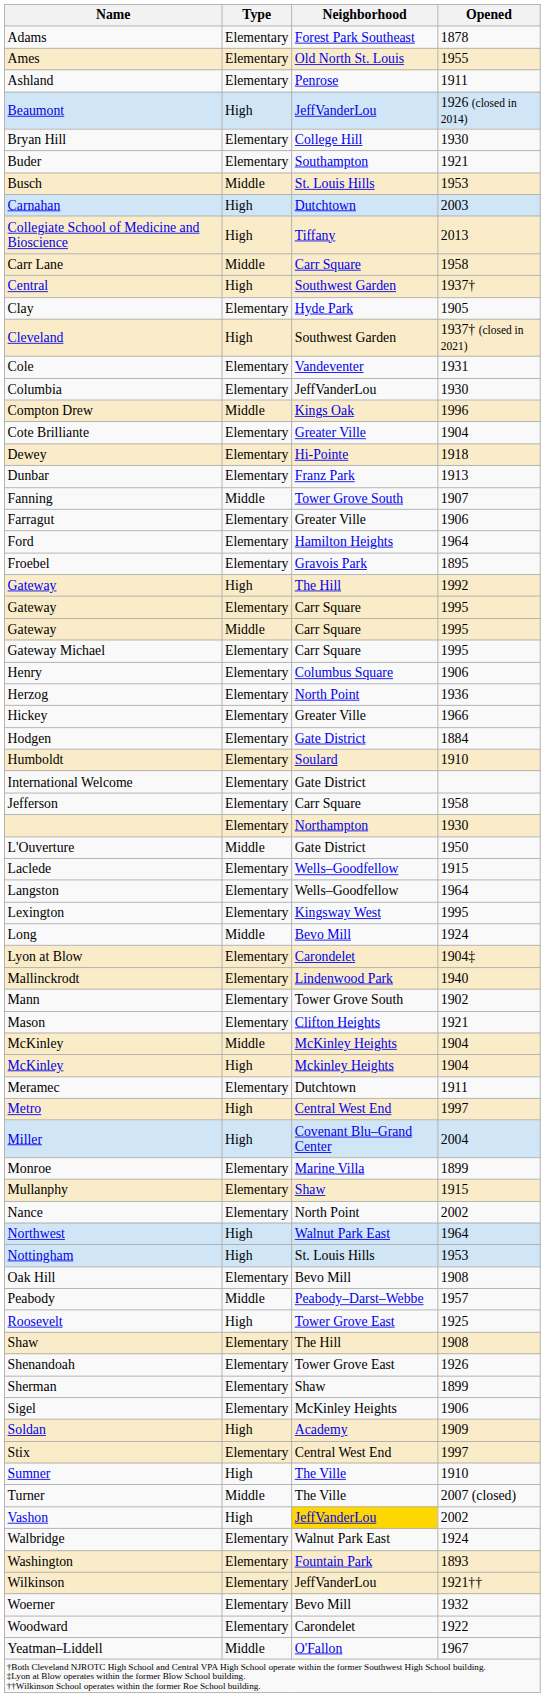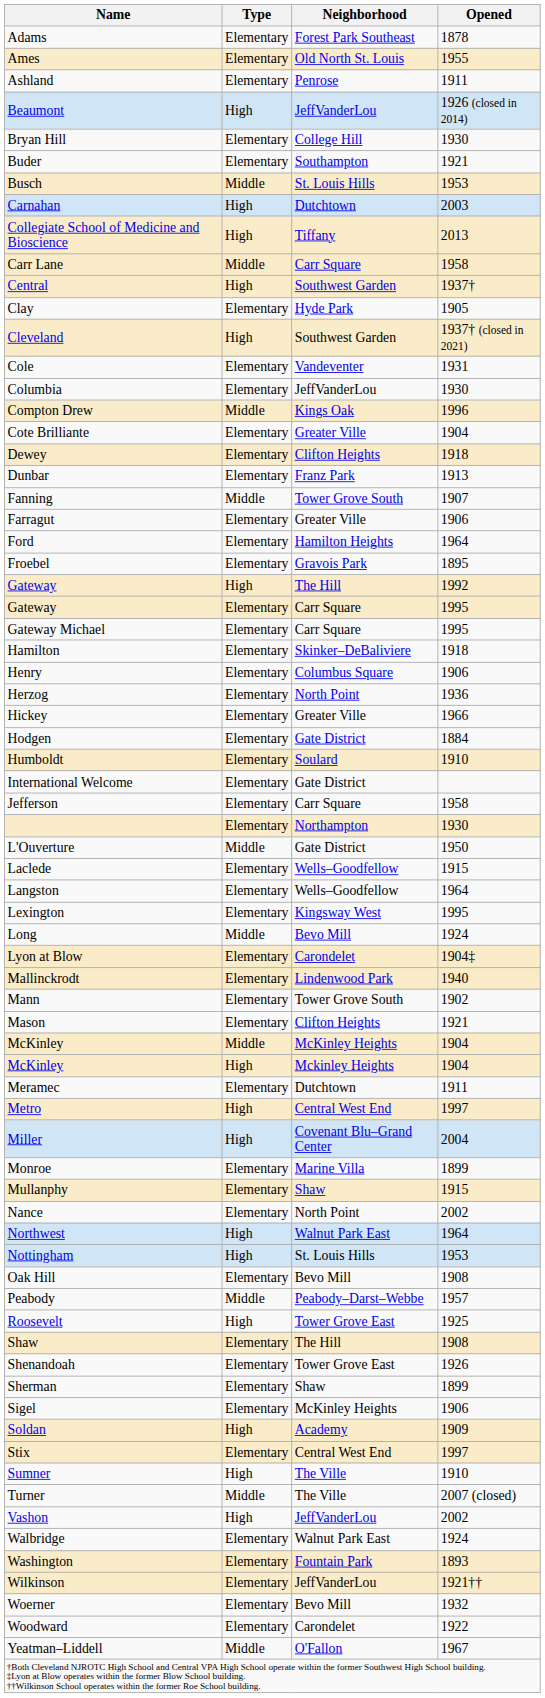(322, 454) Hi-Pointe -> (337, 454) Clifton Heights
- row: (32, 629)
+ row: (34, 651)
(336, 1517) gold background -> (336, 1517) no background
